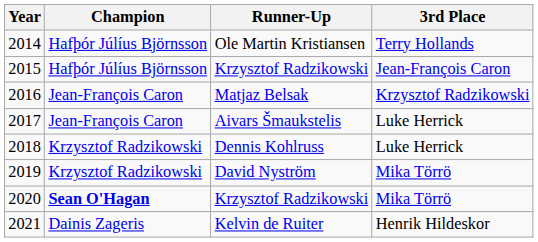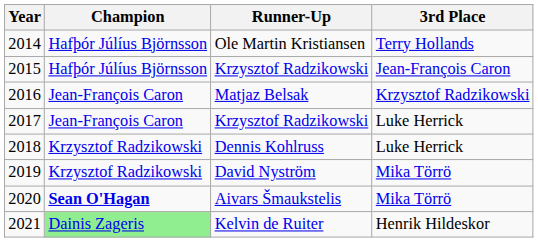(278, 120) Aivars Šmaukstelis -> (291, 120) Krzysztof Radzikowski
(291, 198) Krzysztof Radzikowski -> (278, 198) Aivars Šmaukstelis
(96, 224) no background -> (96, 224) lightgreen background
